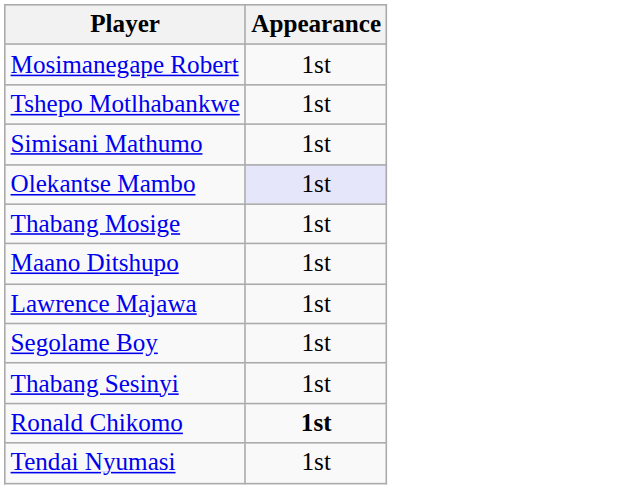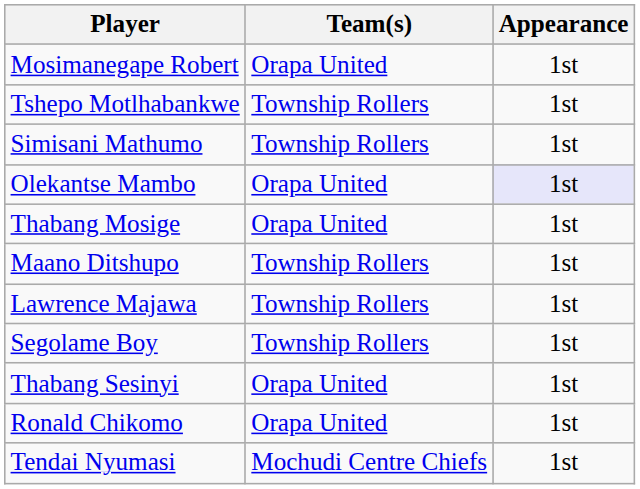+ column: (369, 24)
(316, 422) bold -> (564, 422) normal
